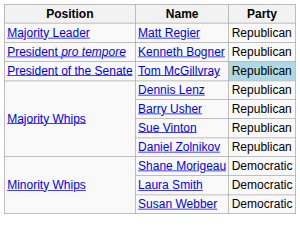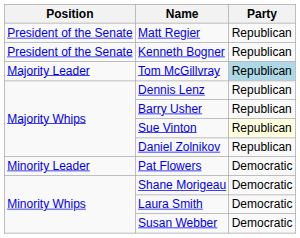(48, 33) Majority Leader -> (70, 33) President of the Senate
(67, 52) President pro tempore -> (70, 52) President of the Senate
(70, 71) President of the Senate -> (48, 71) Majority Leader
(262, 128) no background -> (262, 128) lightyellow background
+ row: (170, 166)
